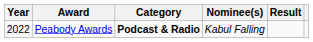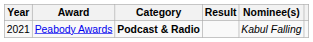columns swapped: (235, 12) <-> (286, 12)
(18, 29) 2022 -> (18, 29) 2021
